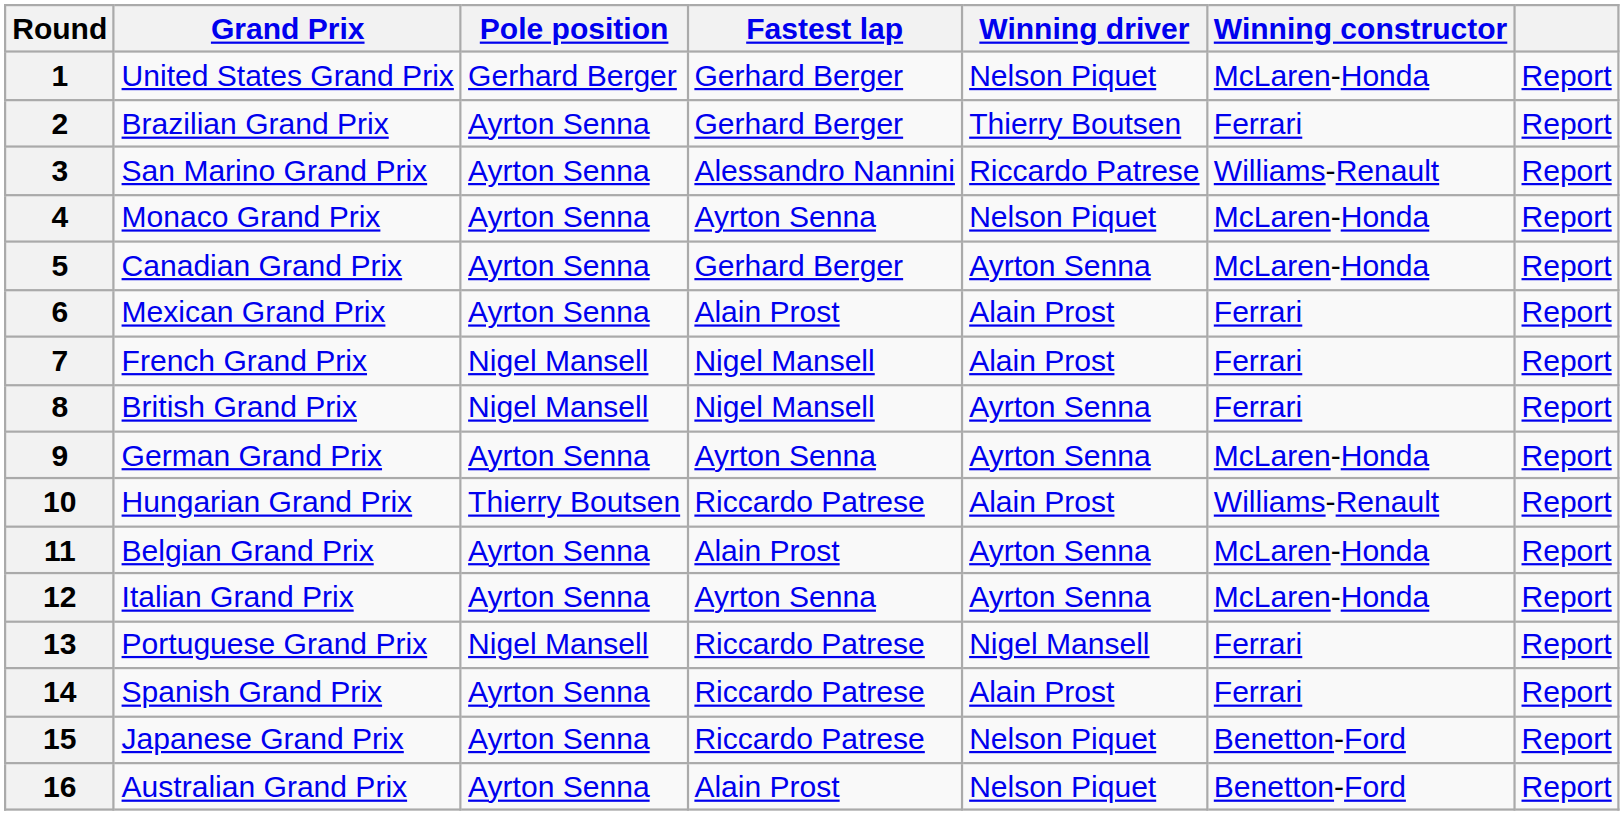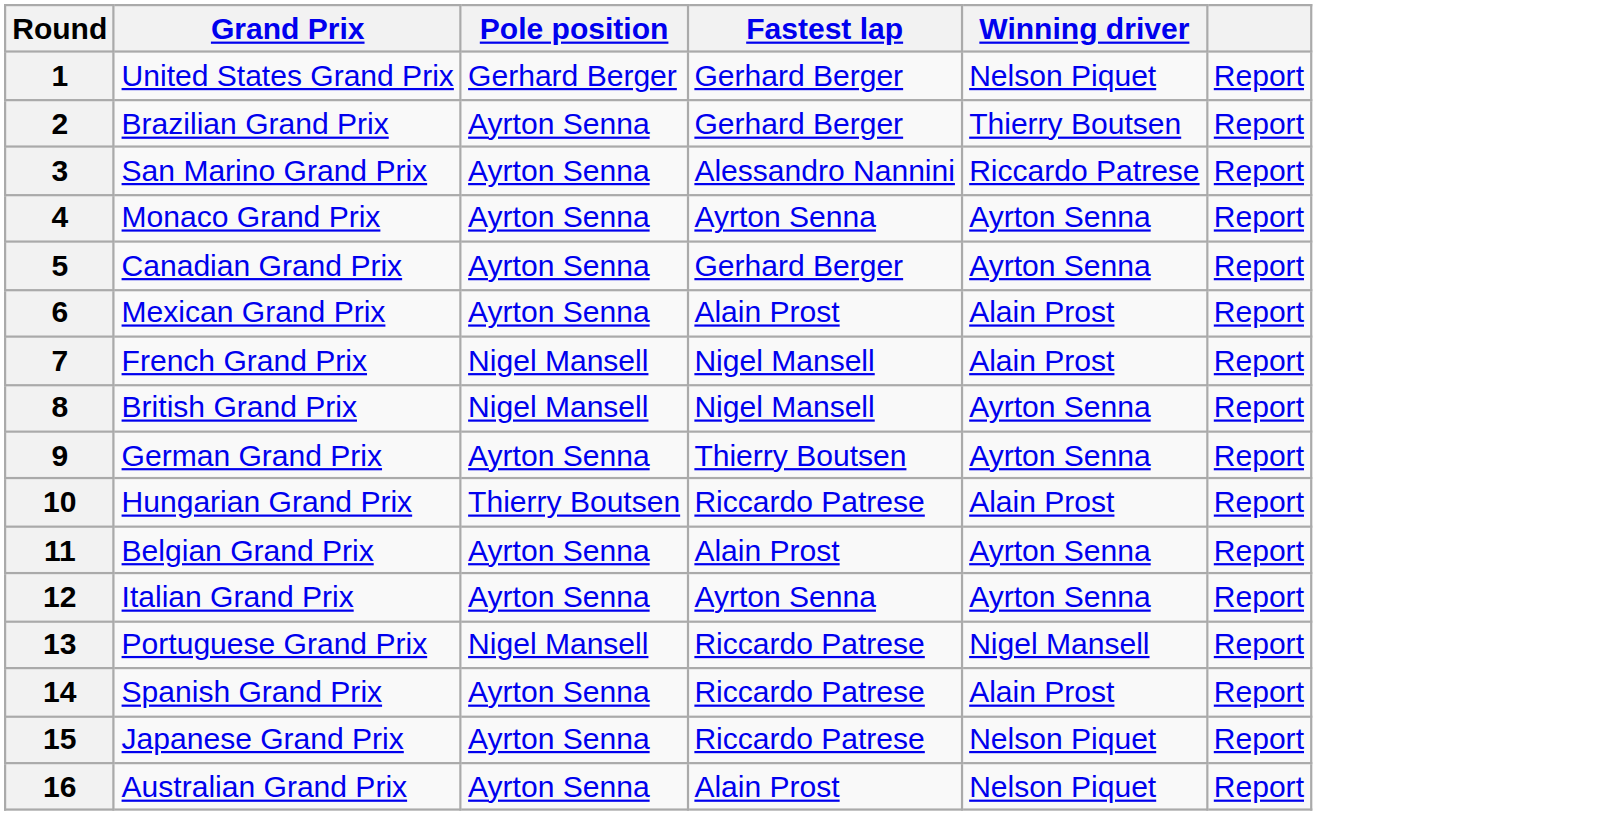- column: (1361, 28)
(1063, 218) Nelson Piquet -> (1060, 218) Ayrton Senna
(785, 455) Ayrton Senna -> (800, 455) Thierry Boutsen
